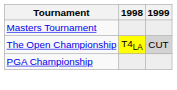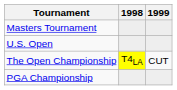+ row: (30, 44)
(159, 45) lightgrey background -> (159, 61) no background
